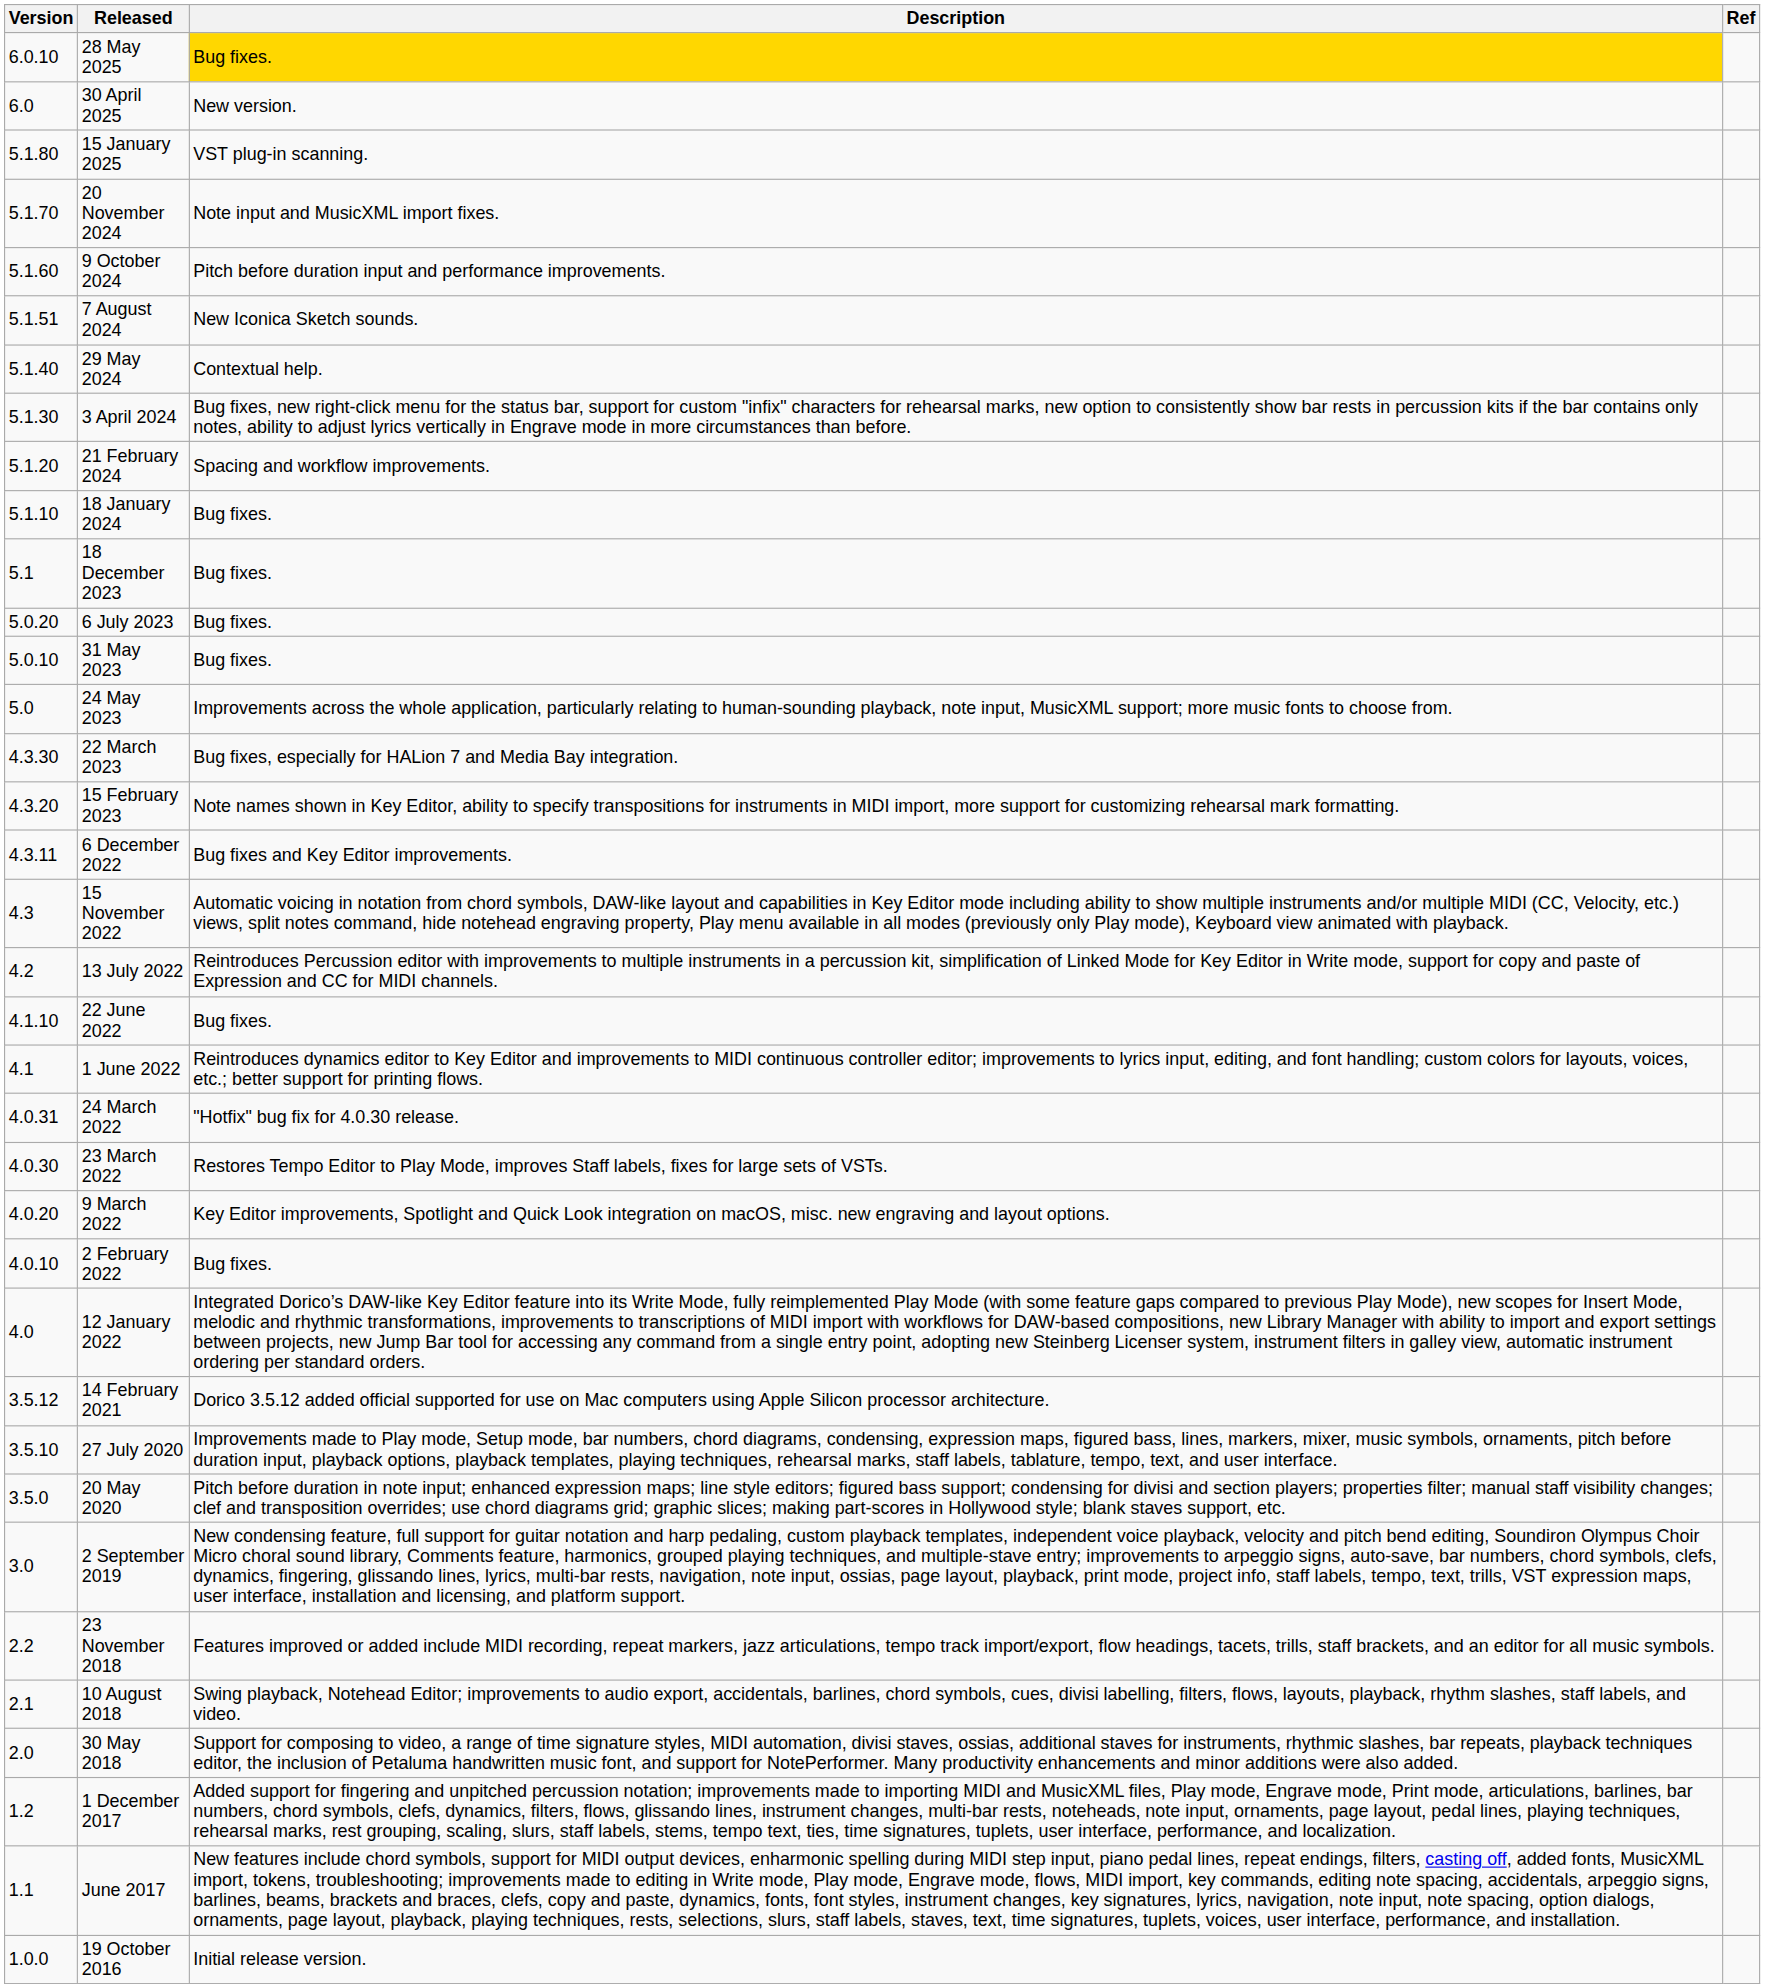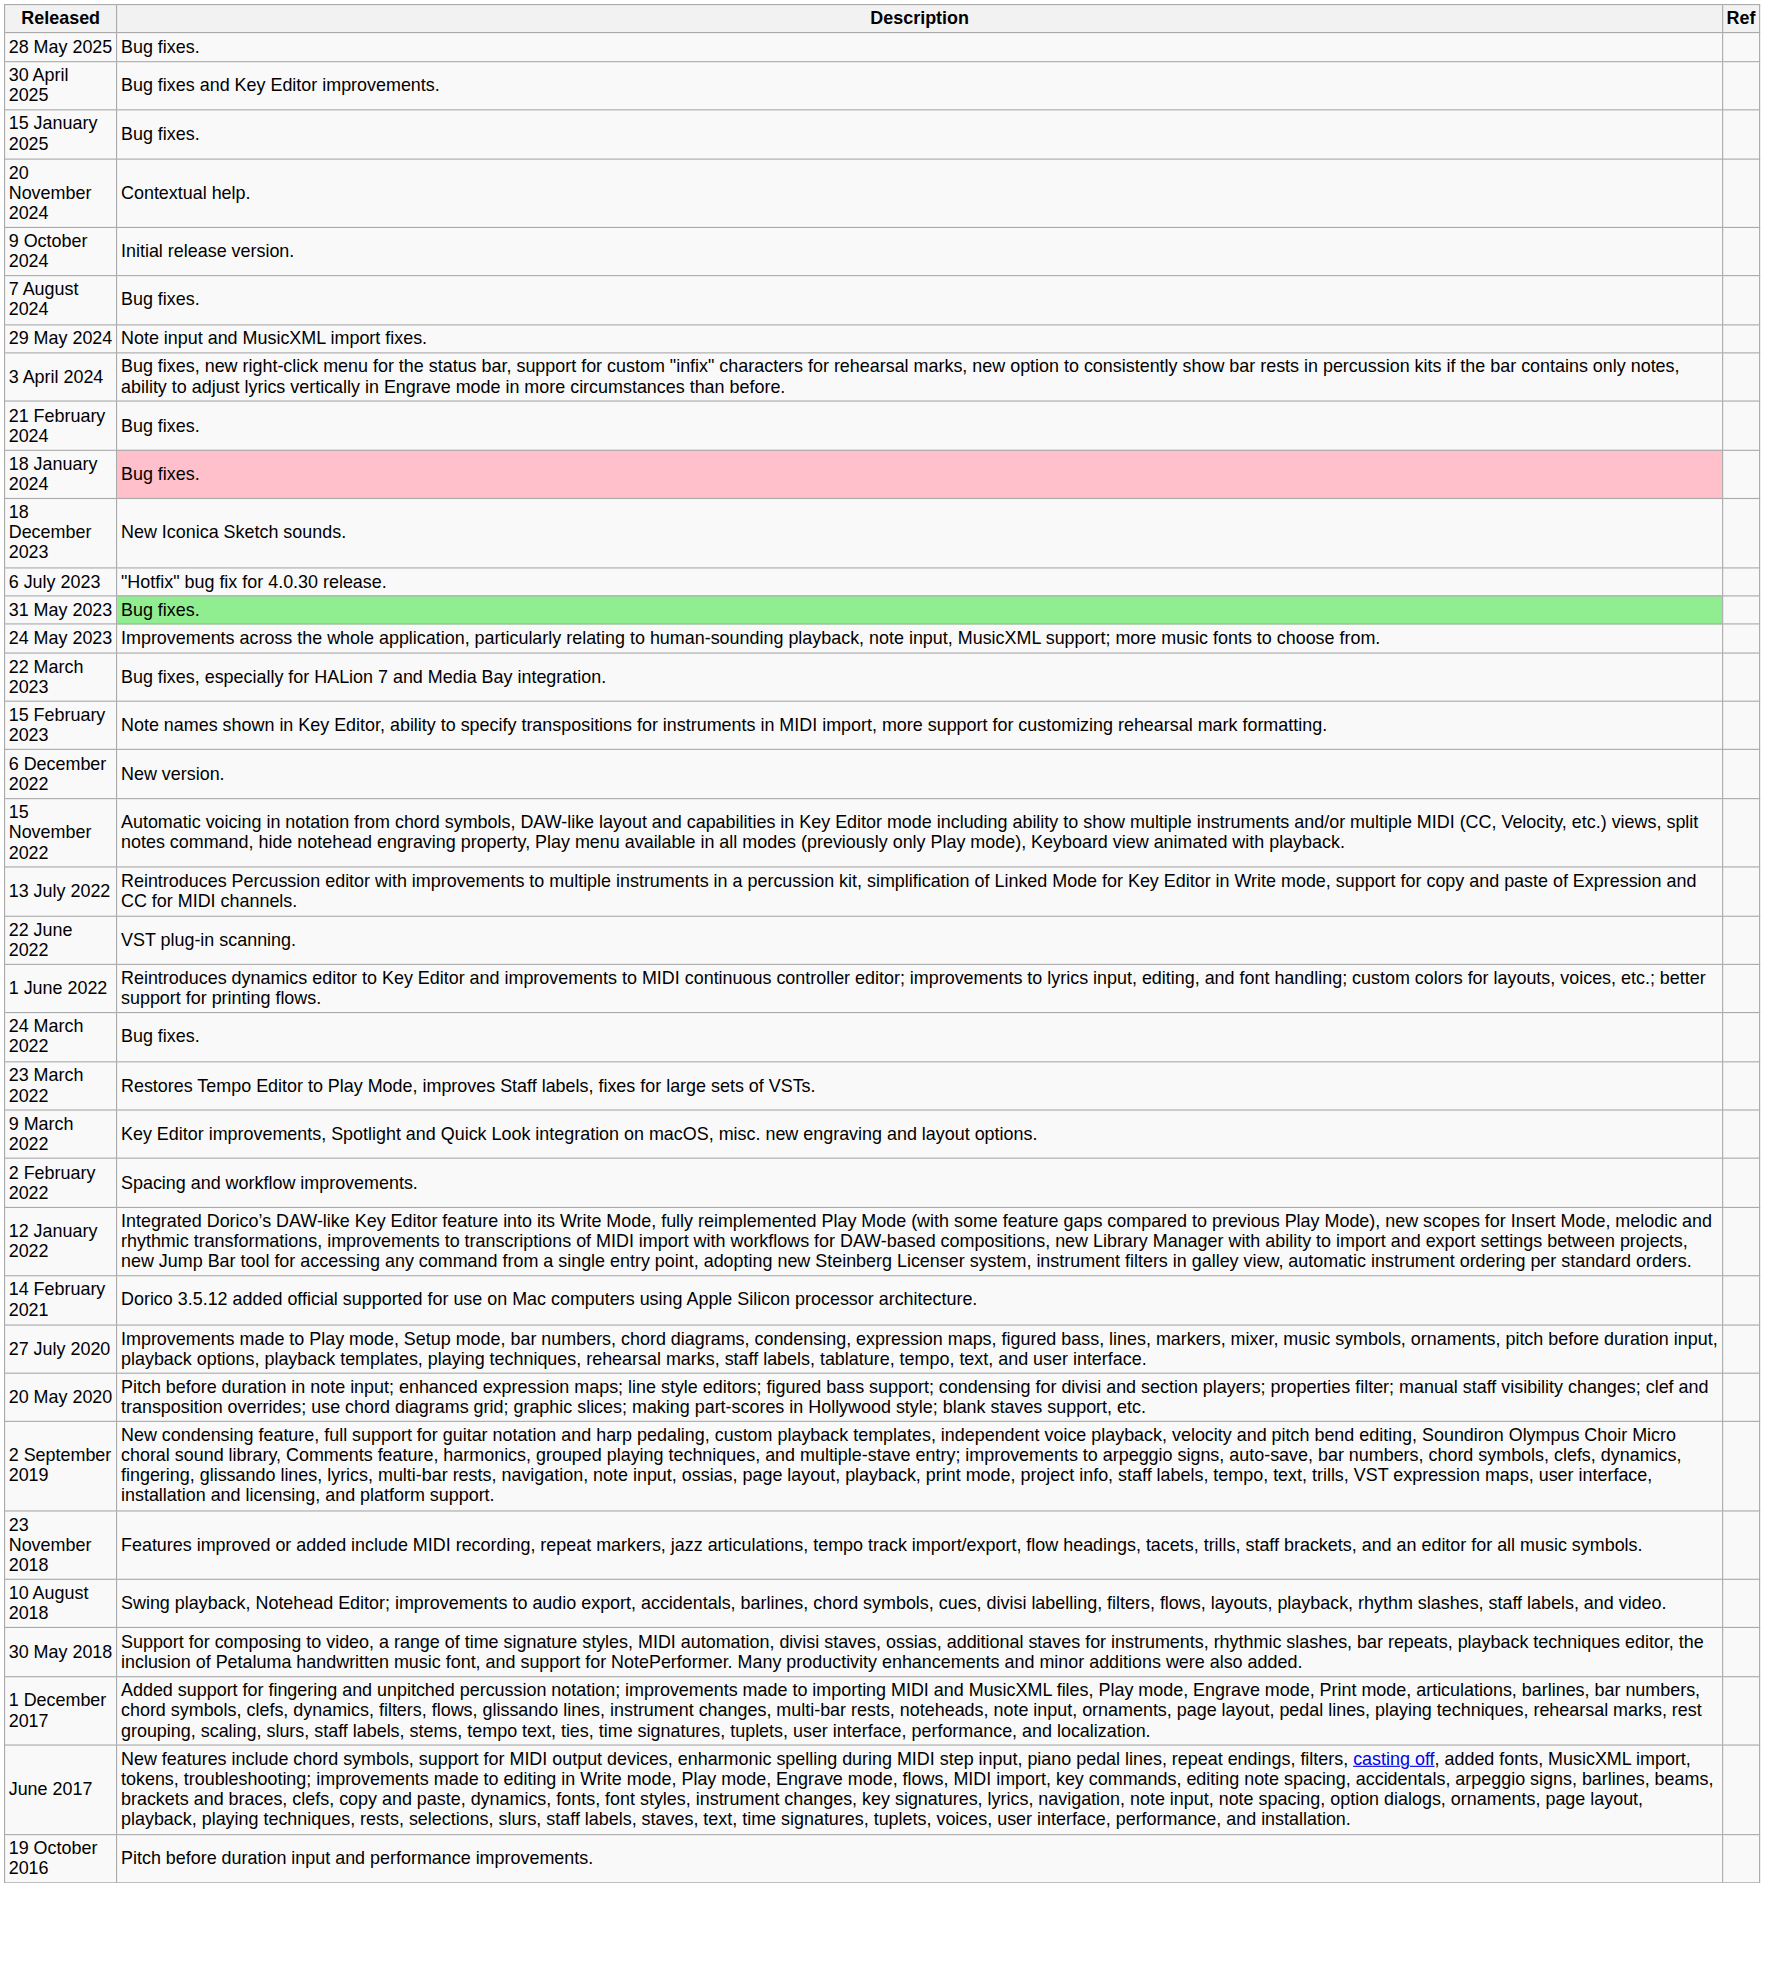- column: (41, 18)
(233, 57) gold background -> (160, 47) no background
(245, 105) New version. -> (280, 85) Bug fixes and Key Editor improvements.
(281, 154) VST plug-in scanning. -> (160, 134) Bug fixes.
(346, 213) Note input and MusicXML import fixes. -> (186, 192) Contextual help.
(429, 271) Pitch before duration input and performance improvements. -> (208, 251) Initial release version.
(306, 320) New Iconica Sketch sounds. -> (160, 300) Bug fixes.
(258, 368) Contextual help. -> (274, 338) Note input and MusicXML import fixes.
(342, 466) Spacing and workflow improvements. -> (160, 425) Bug fixes.
(233, 514) no background -> (160, 474) pink background
(233, 573) Bug fixes. -> (234, 532) New Iconica Sketch sounds.
(233, 621) Bug fixes. -> (254, 581) "Hotfix" bug fix for 4.0.30 release.
(233, 660) no background -> (160, 609) lightgreen background
(353, 854) Bug fixes and Key Editor improvements. -> (173, 774) New version.
(233, 1020) Bug fixes. -> (209, 939) VST plug-in scanning.
(326, 1117) "Hotfix" bug fix for 4.0.30 release. -> (160, 1037) Bug fixes.
(233, 1263) Bug fixes. -> (269, 1182) Spacing and workflow improvements.
(280, 1959) Initial release version. -> (357, 1858) Pitch before duration input and performance improvements.
